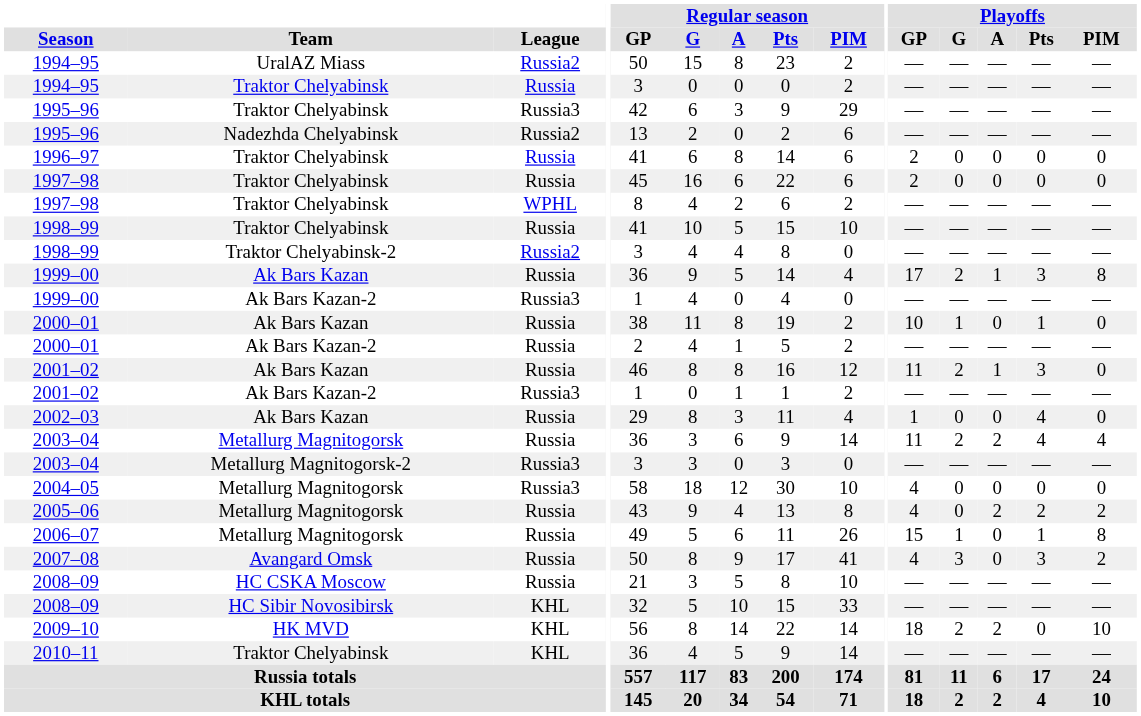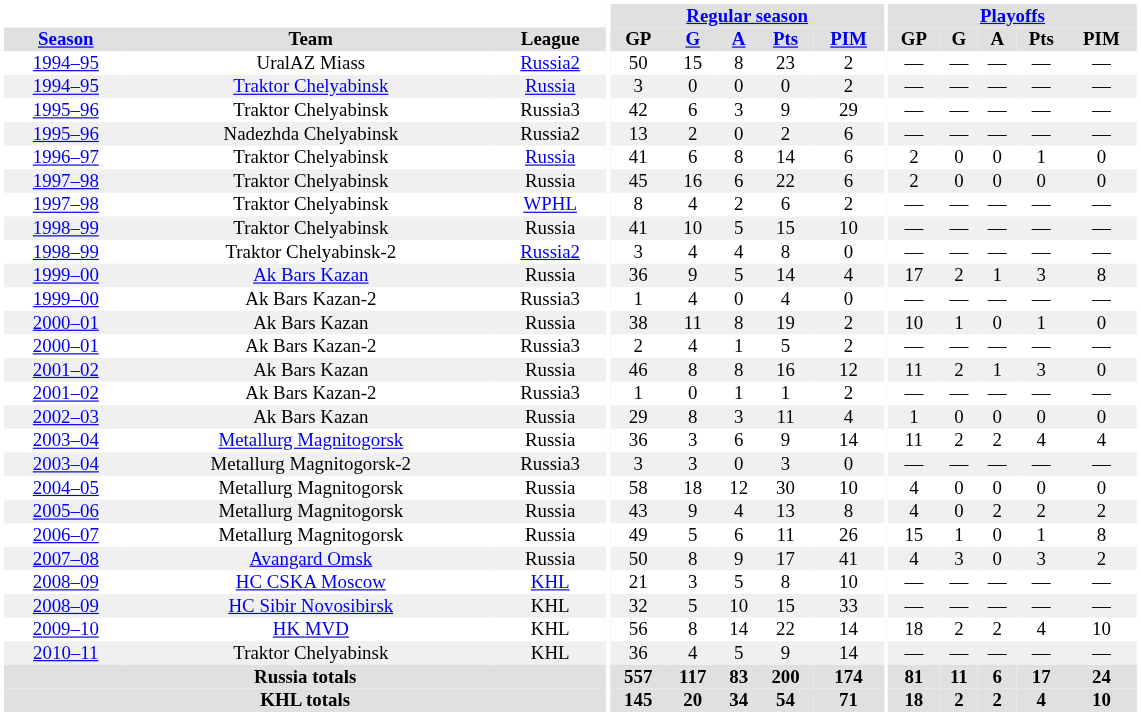(1041, 157) 0 -> (1041, 157) 1
(550, 346) Russia -> (550, 346) Russia3
(1041, 416) 4 -> (1041, 416) 0
(550, 487) Russia3 -> (550, 487) Russia
(550, 582) Russia -> (550, 582) KHL
(1041, 629) 0 -> (1041, 629) 4
